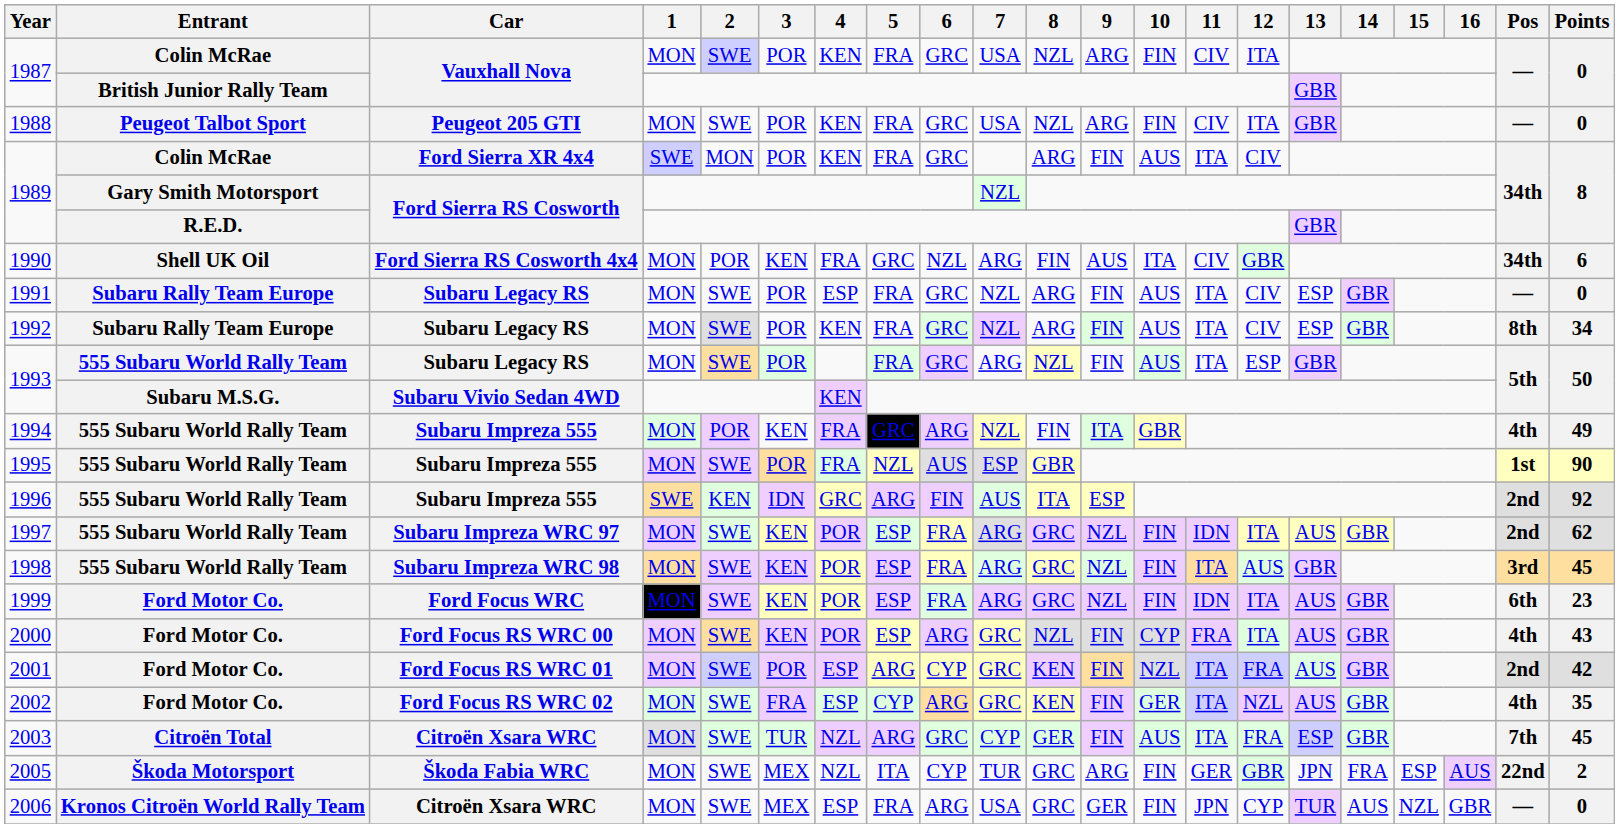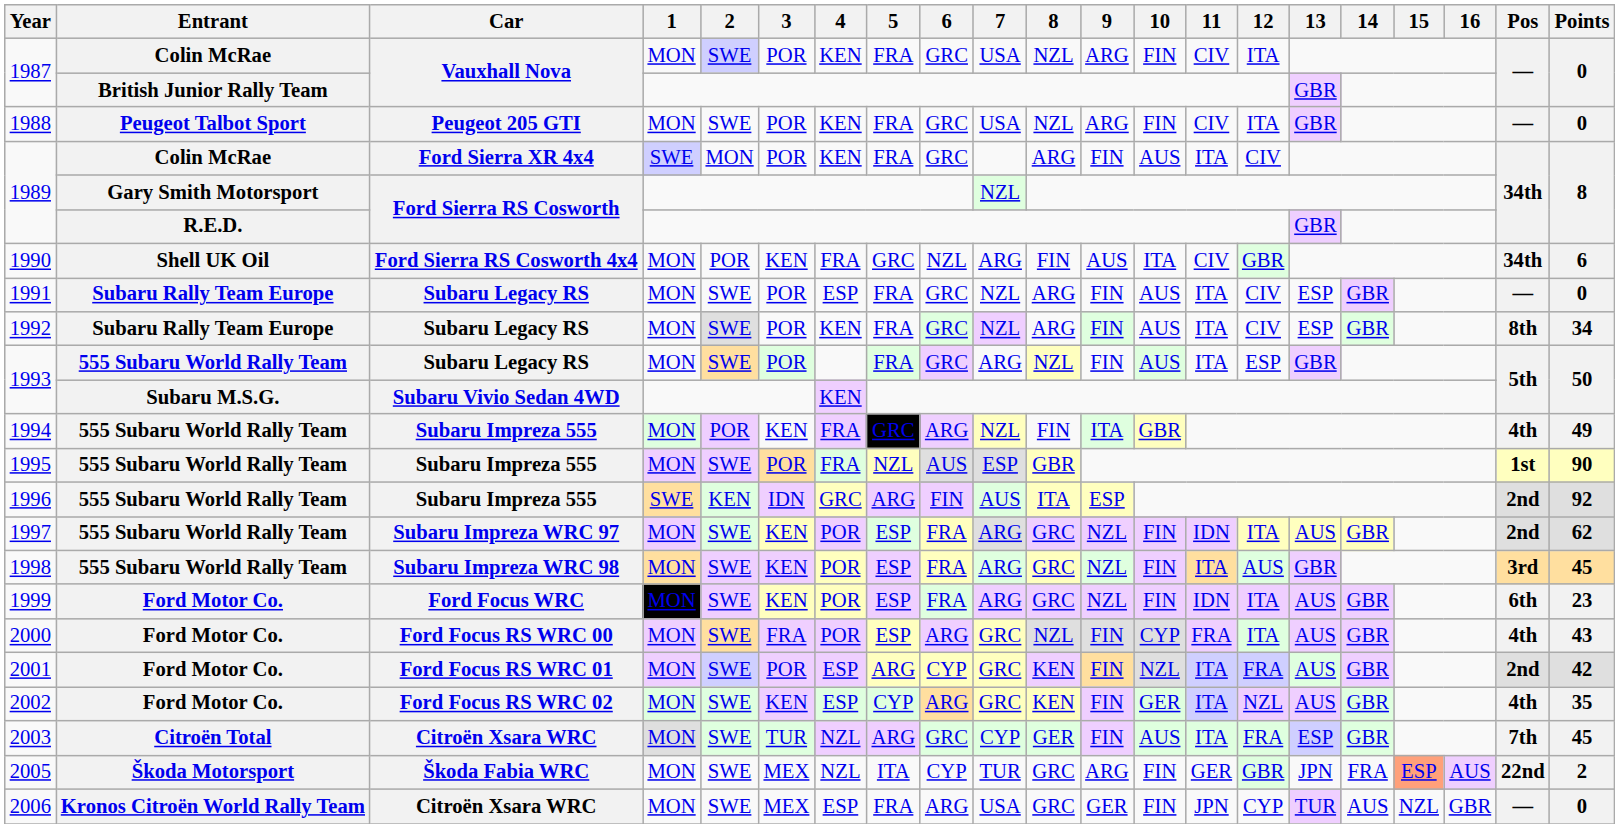(786, 635) KEN -> (786, 635) FRA
(786, 703) FRA -> (786, 703) KEN
(1419, 771) no background -> (1419, 771) lightsalmon background
